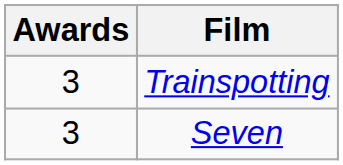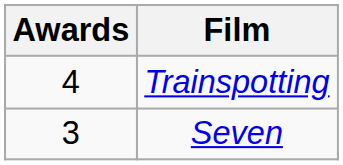(71, 81) 3 -> (71, 81) 4
